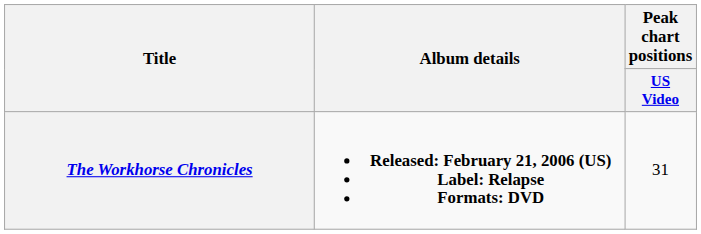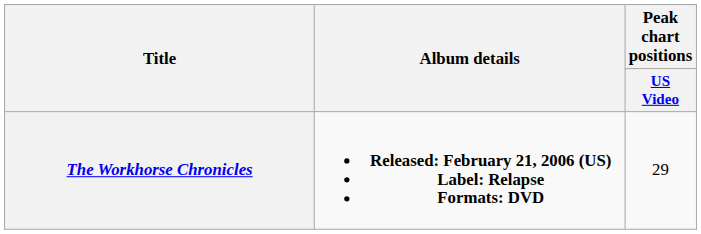(660, 170) 31 -> (660, 170) 29
